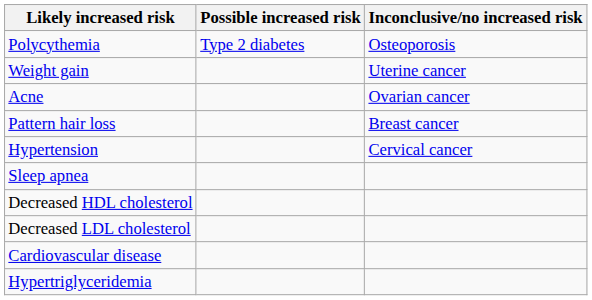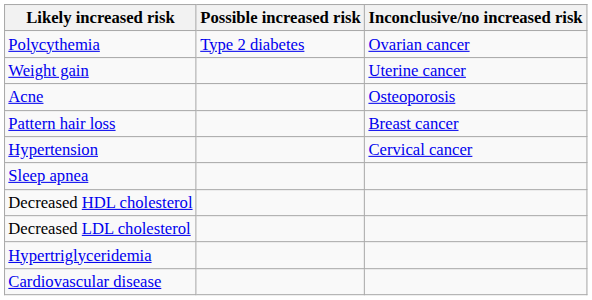(412, 44) Osteoporosis -> (419, 44) Ovarian cancer
(419, 96) Ovarian cancer -> (412, 96) Osteoporosis
rows swapped: (85, 255) <-> (80, 281)
